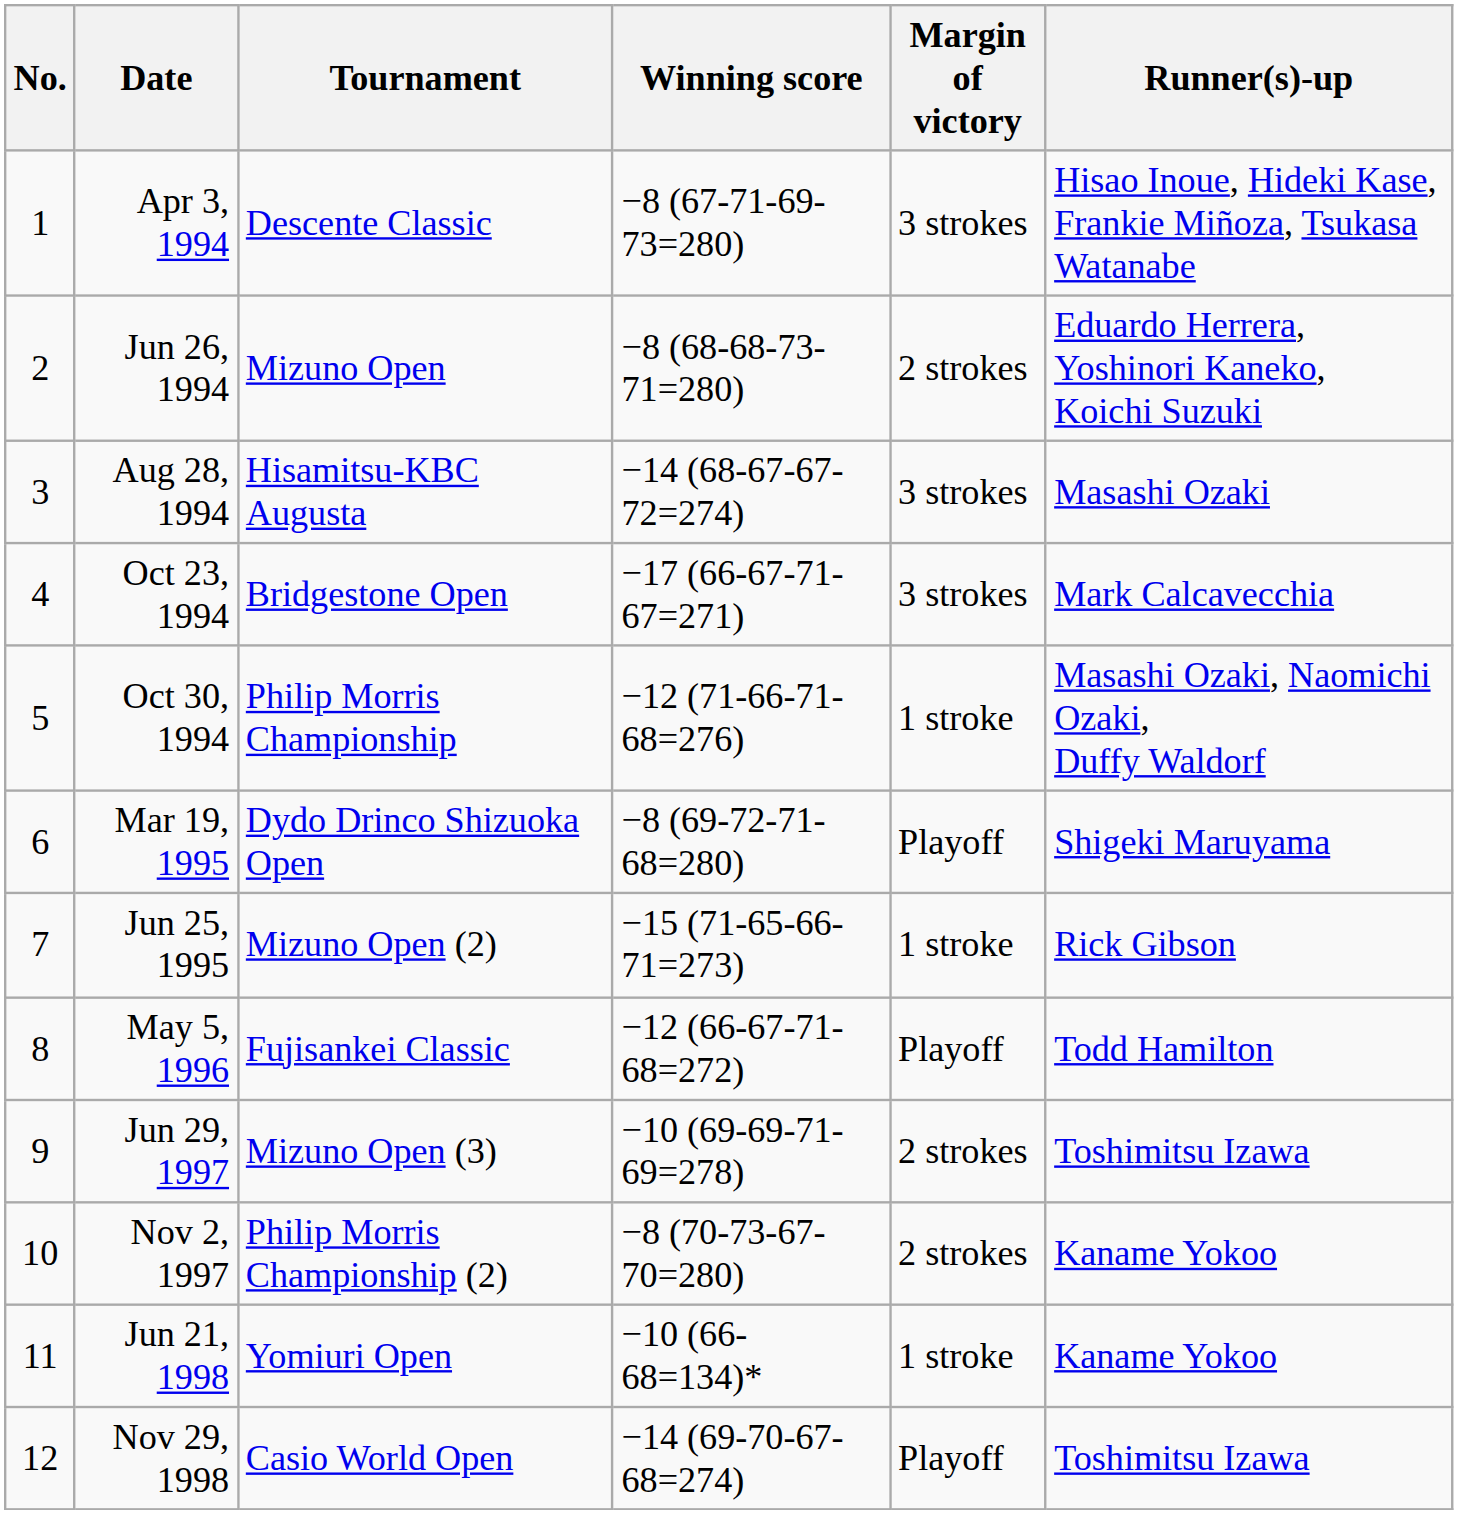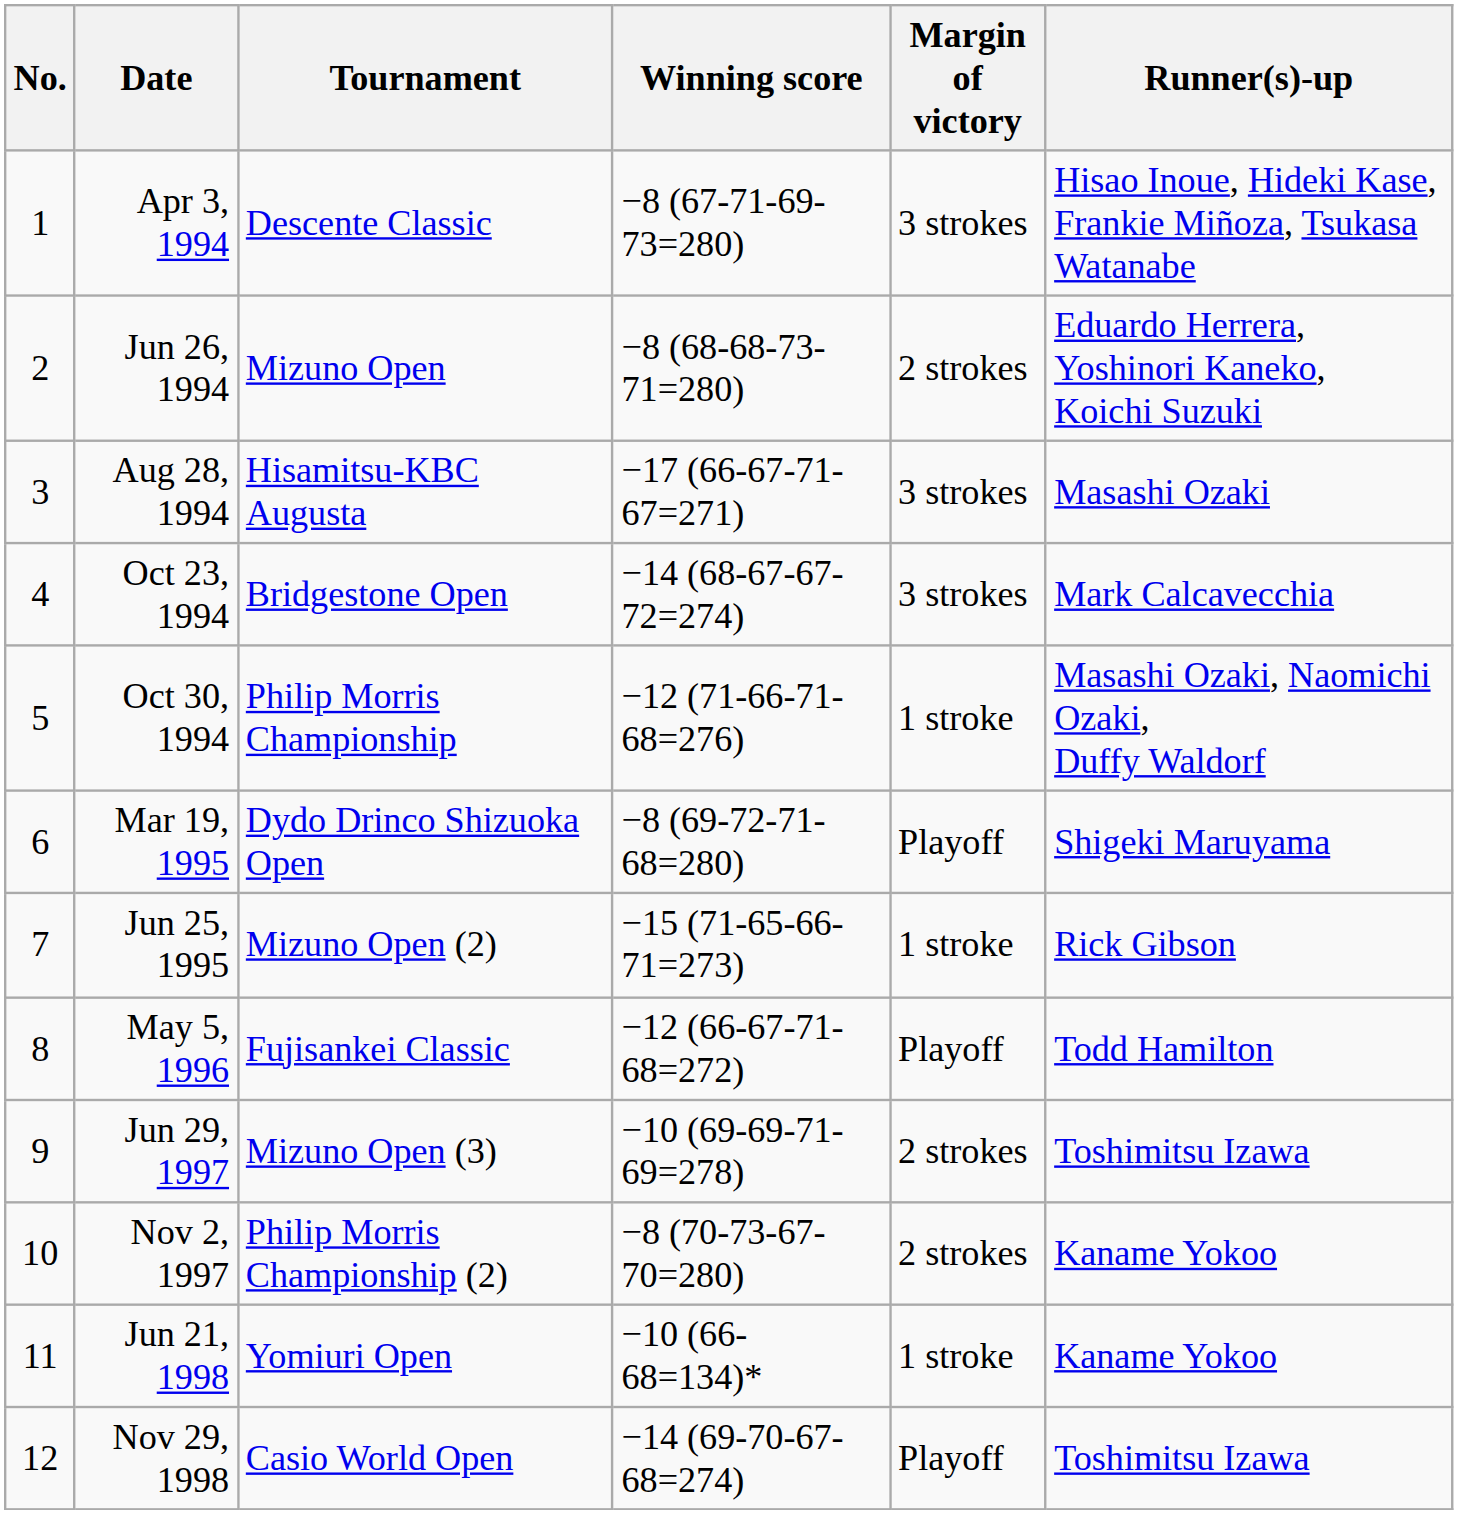(733, 491) −14 (68-67-67-72=274) -> (733, 491) −17 (66-67-71-67=271)
(733, 594) −17 (66-67-71-67=271) -> (733, 594) −14 (68-67-67-72=274)
